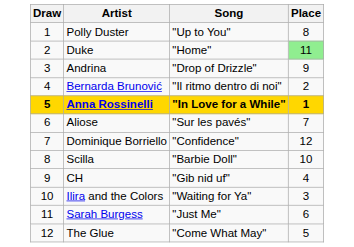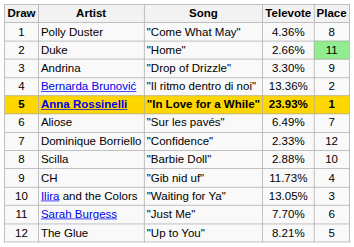+ column: (288, 13)
(201, 31) "Up to You" -> (194, 31) "Come What May"
(219, 232) "Come What May" -> (176, 232) "Up to You"
